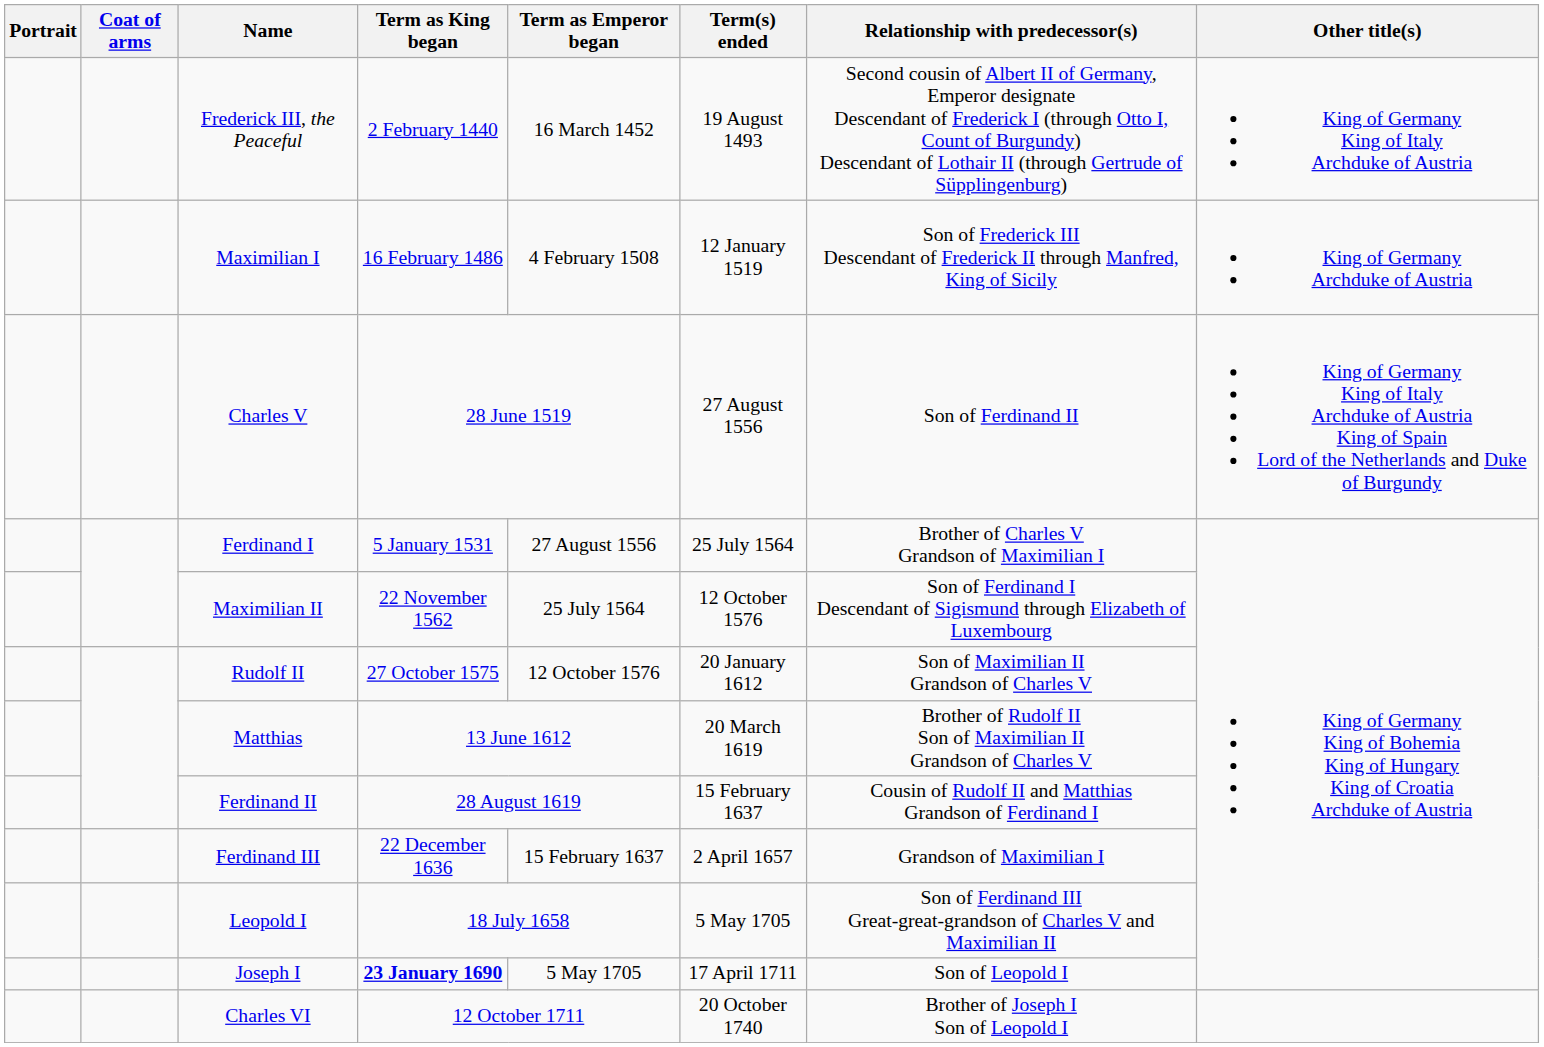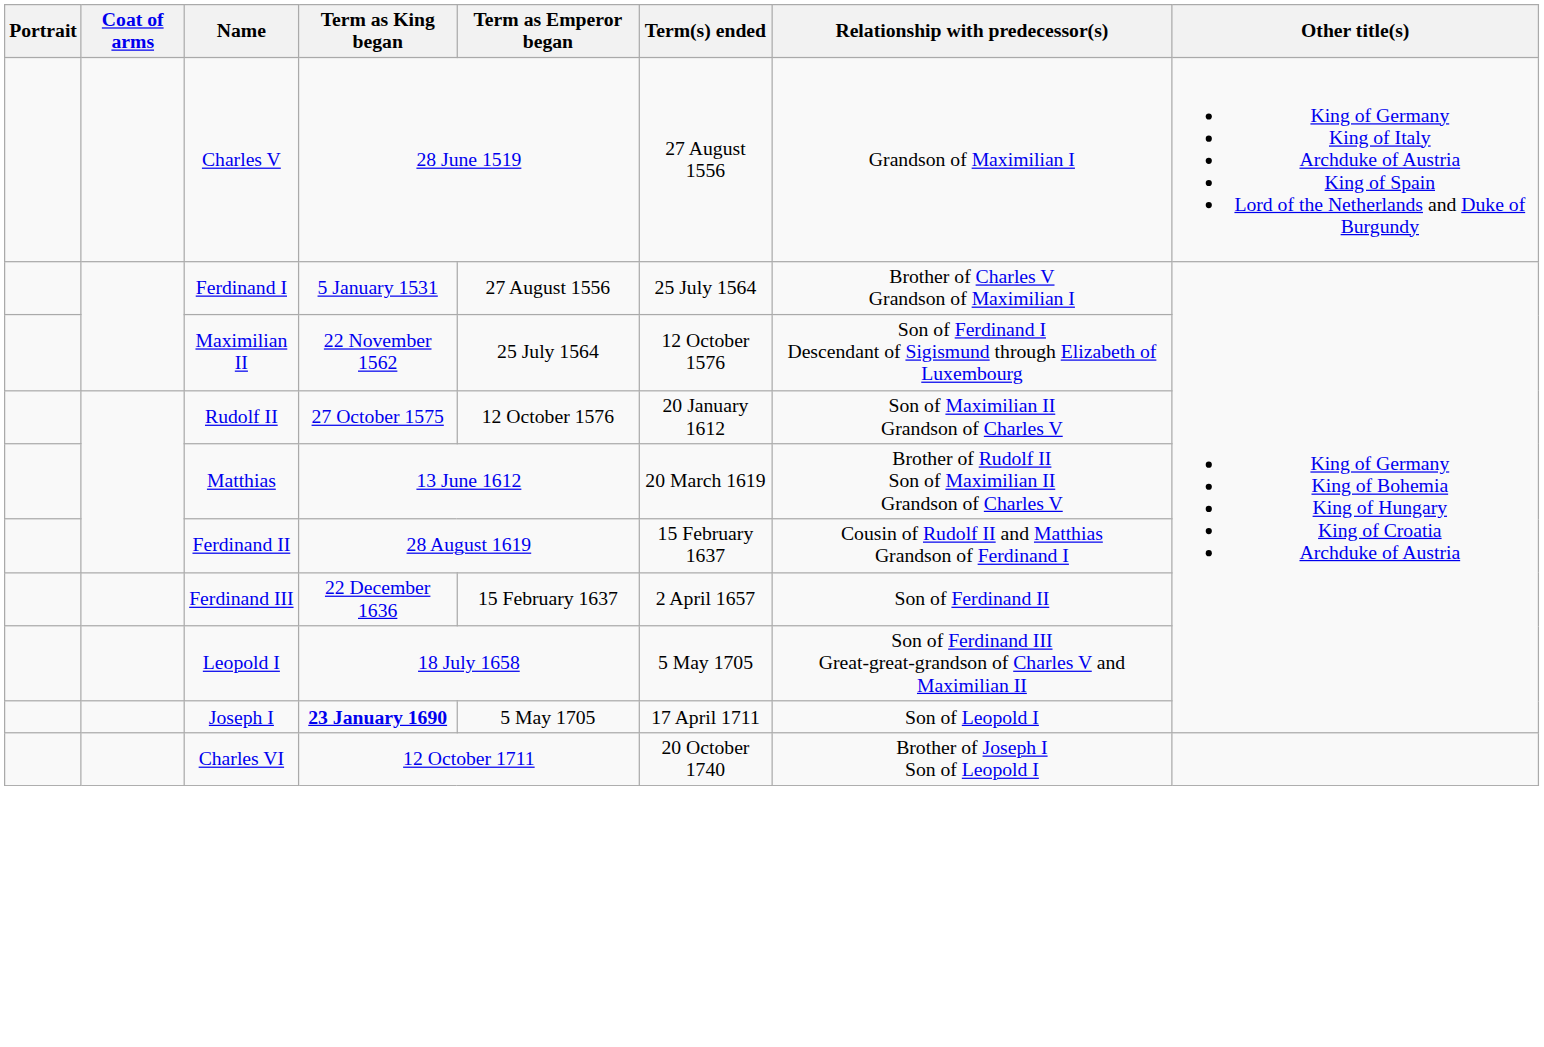- row: (268, 128)
- row: (268, 257)
(1001, 416) Son of Ferdinand II -> (972, 159) Grandson of Maximilian I
(1001, 855) Grandson of Maximilian I -> (972, 598) Son of Ferdinand II
